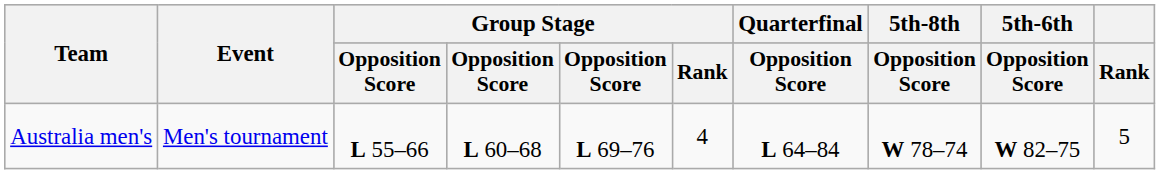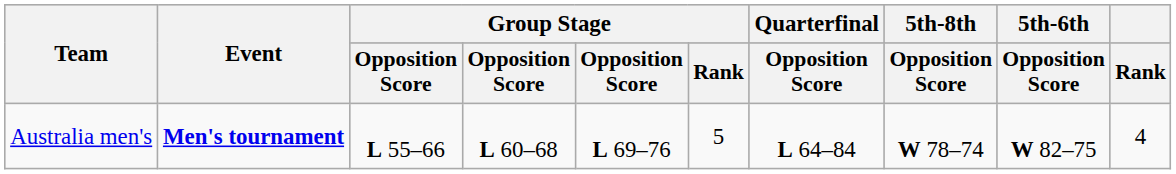(245, 136) normal -> (253, 136) bold
(702, 136) 4 -> (719, 136) 5
(1124, 136) 5 -> (1141, 136) 4
